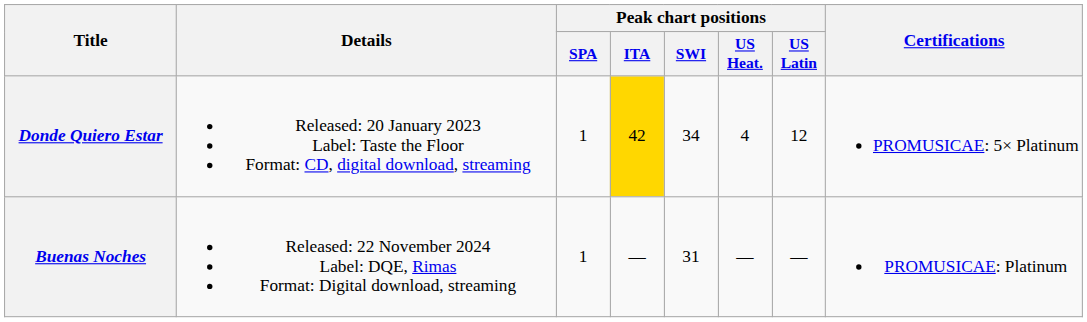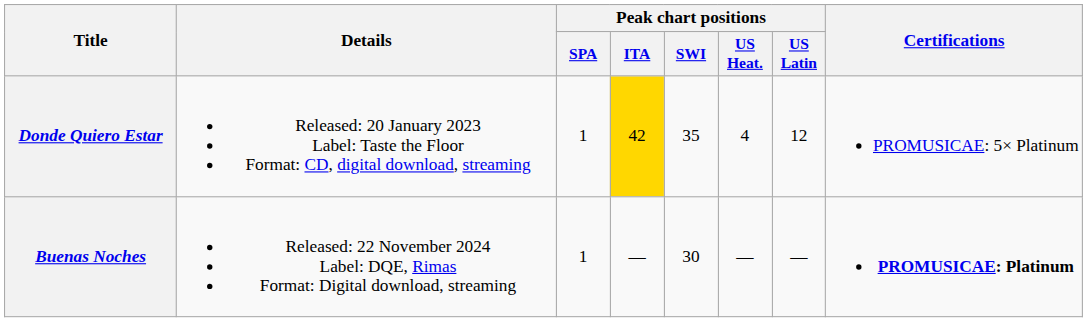(691, 136) 34 -> (691, 136) 35
(691, 256) 31 -> (691, 256) 30
(954, 266) normal -> (954, 266) bold
